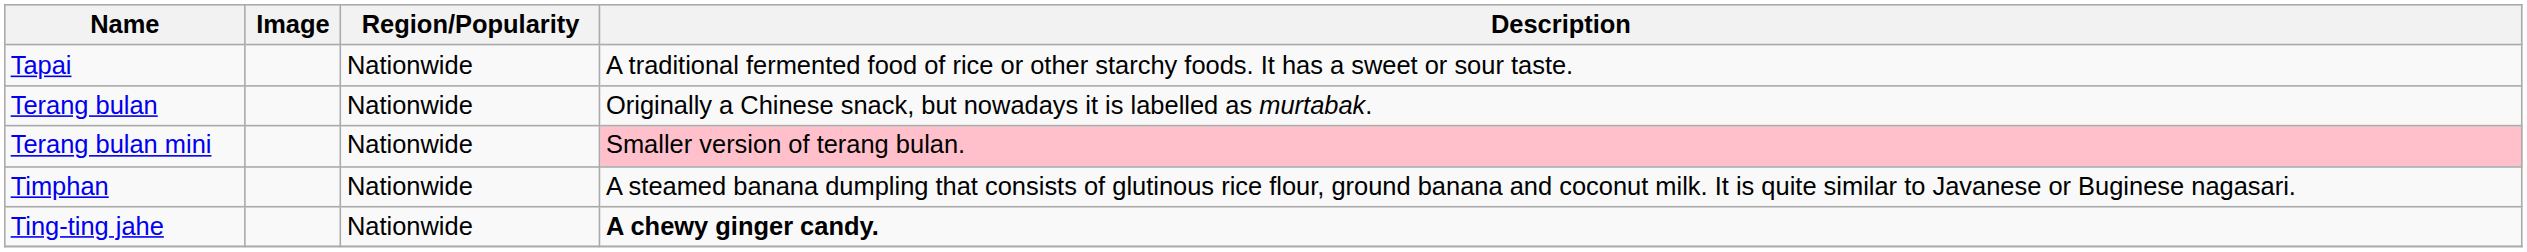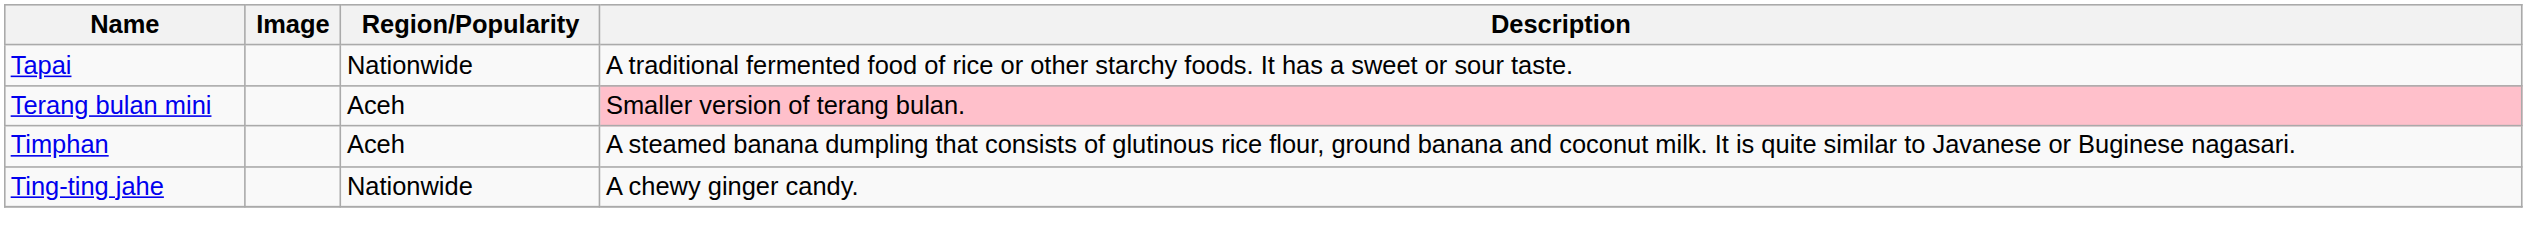- row: (84, 105)
(410, 145) Nationwide -> (376, 105) Aceh
(410, 186) Nationwide -> (376, 145) Aceh
(742, 226) bold -> (732, 186) normal
